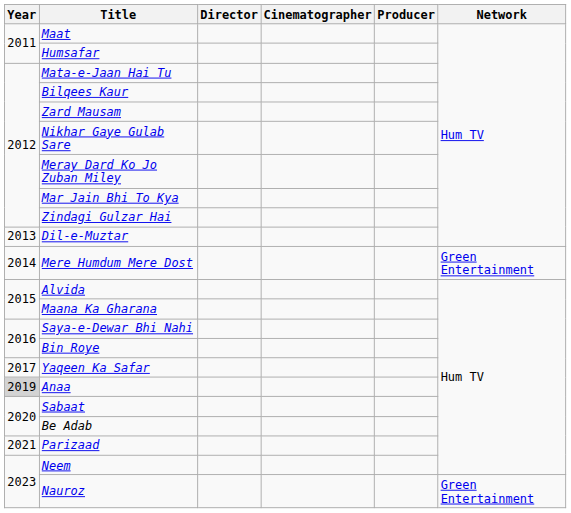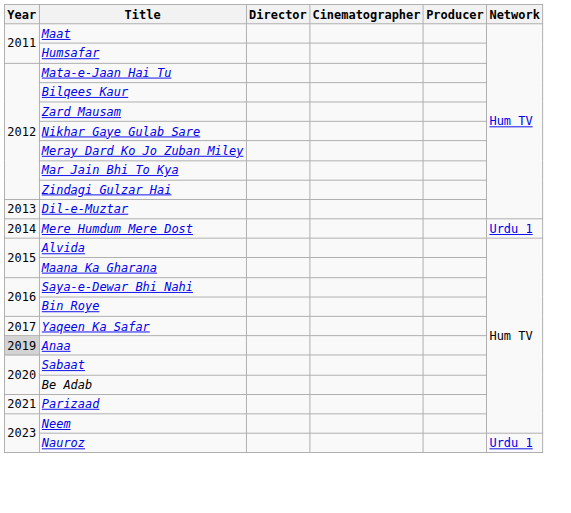(487, 263) Green Entertainment -> (511, 229) Urdu 1
(487, 491) Green Entertainment -> (511, 443) Urdu 1
